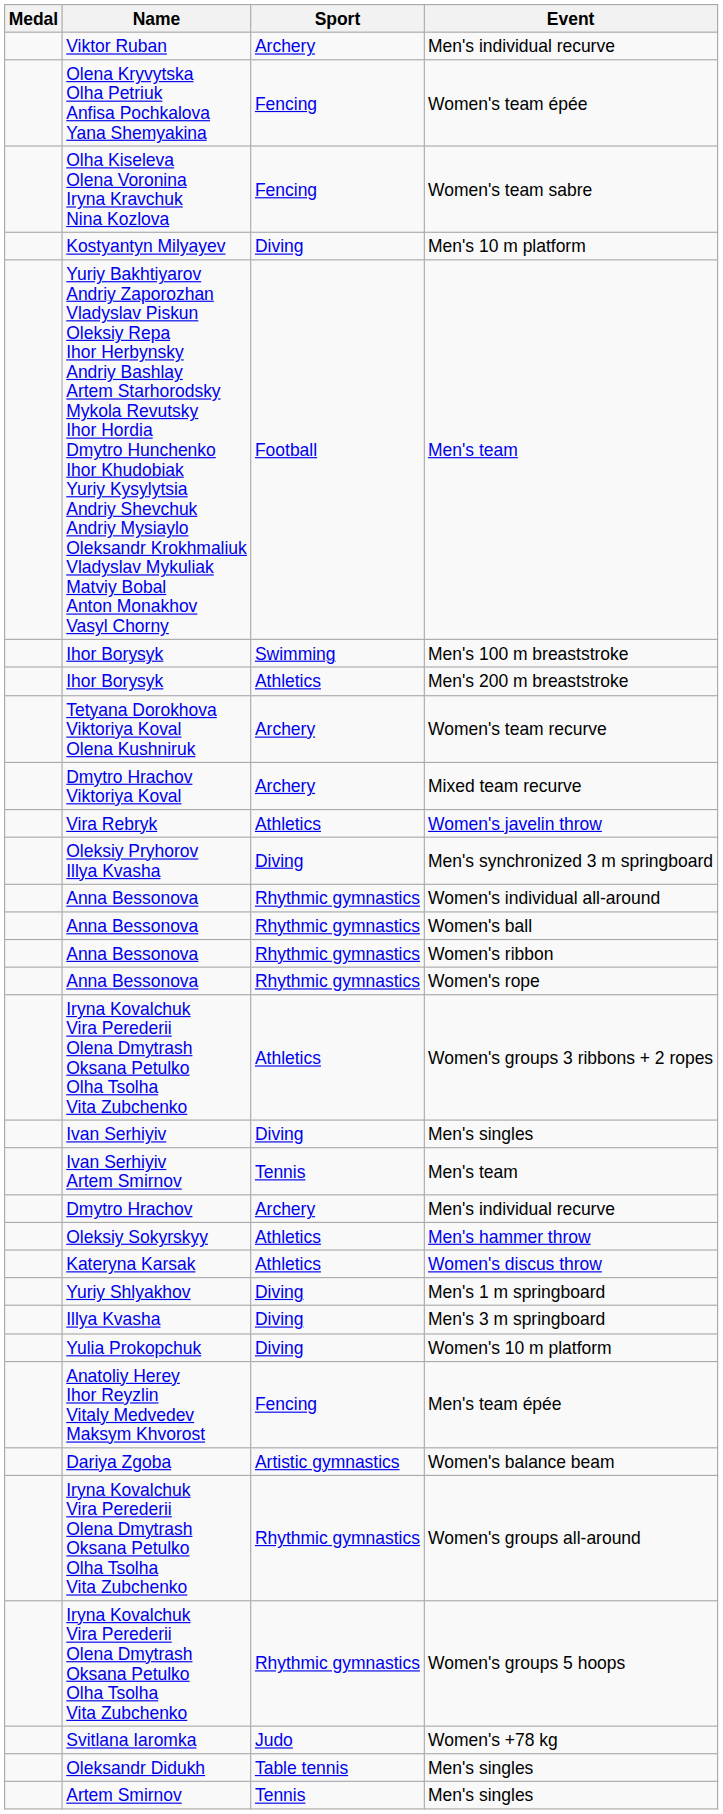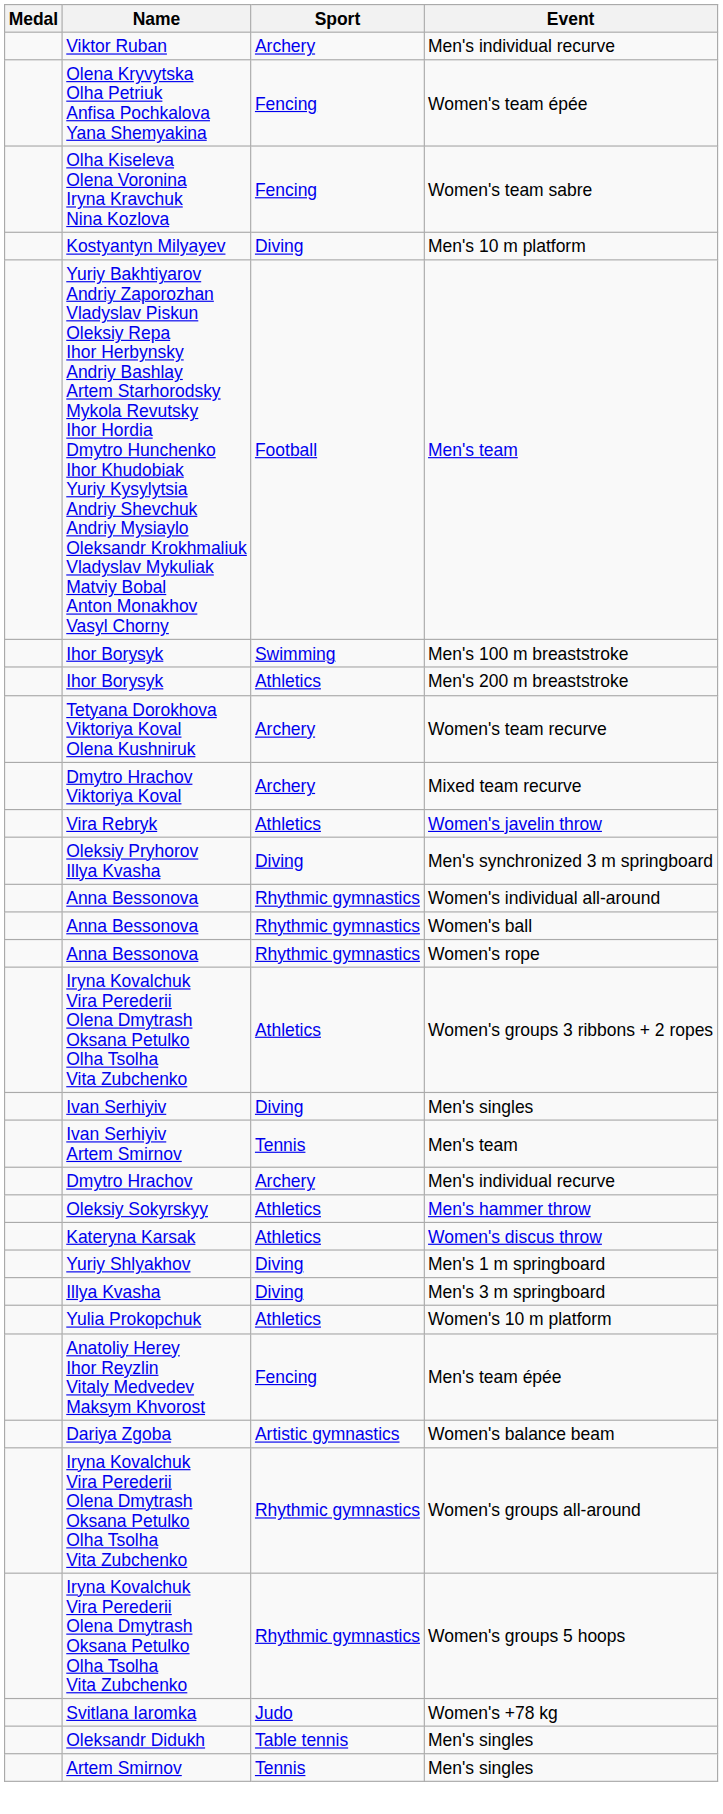- row: (132, 953)
(279, 1347) Diving -> (288, 1320) Athletics
